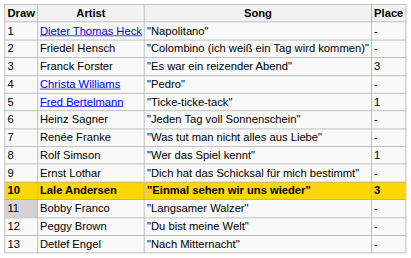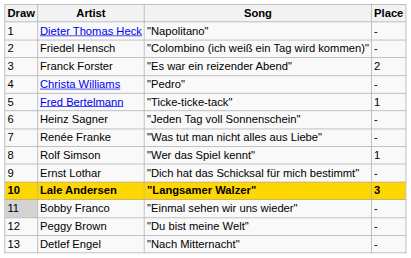(377, 66) 3 -> (377, 66) 2
(229, 191) "Einmal sehen wir uns wieder" -> (202, 191) "Langsamer Walzer"
(198, 208) "Langsamer Walzer" -> (222, 208) "Einmal sehen wir uns wieder"
